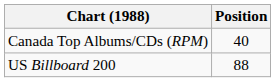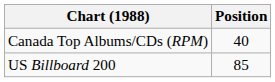(241, 64) 88 -> (241, 64) 85
